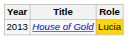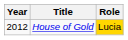(17, 27) 2013 -> (17, 27) 2012
